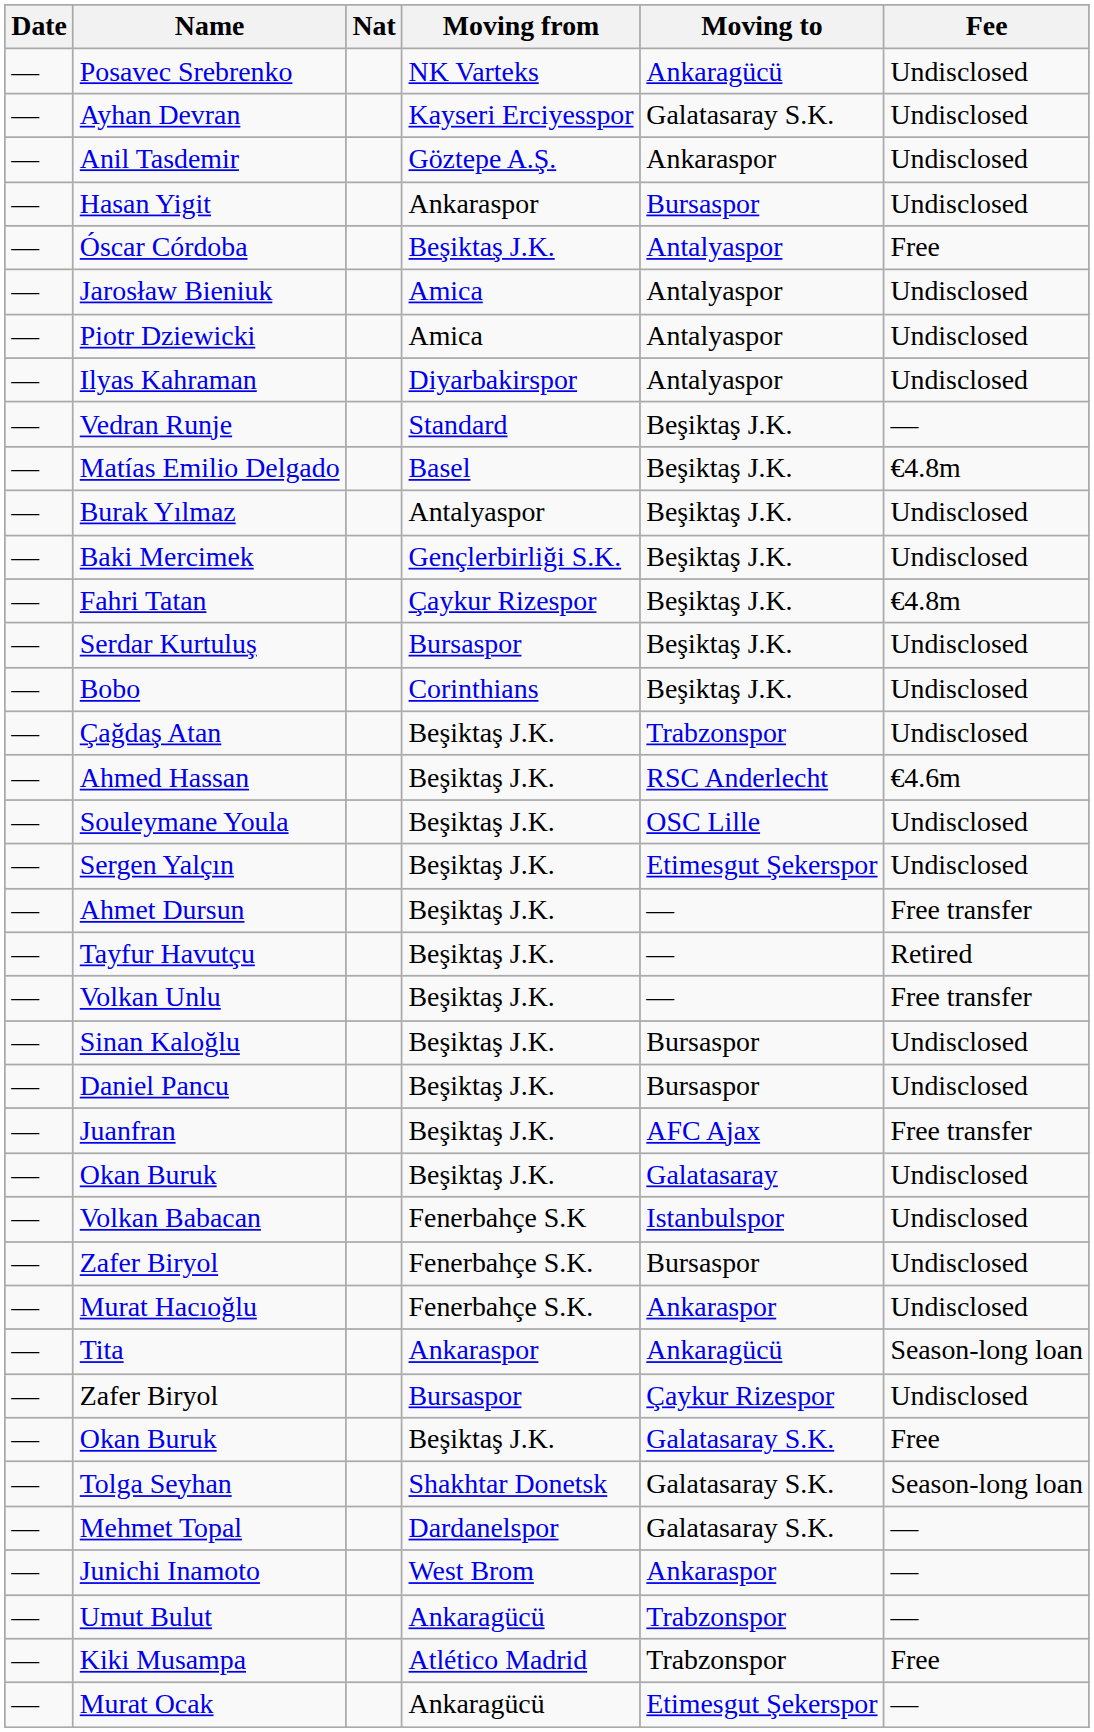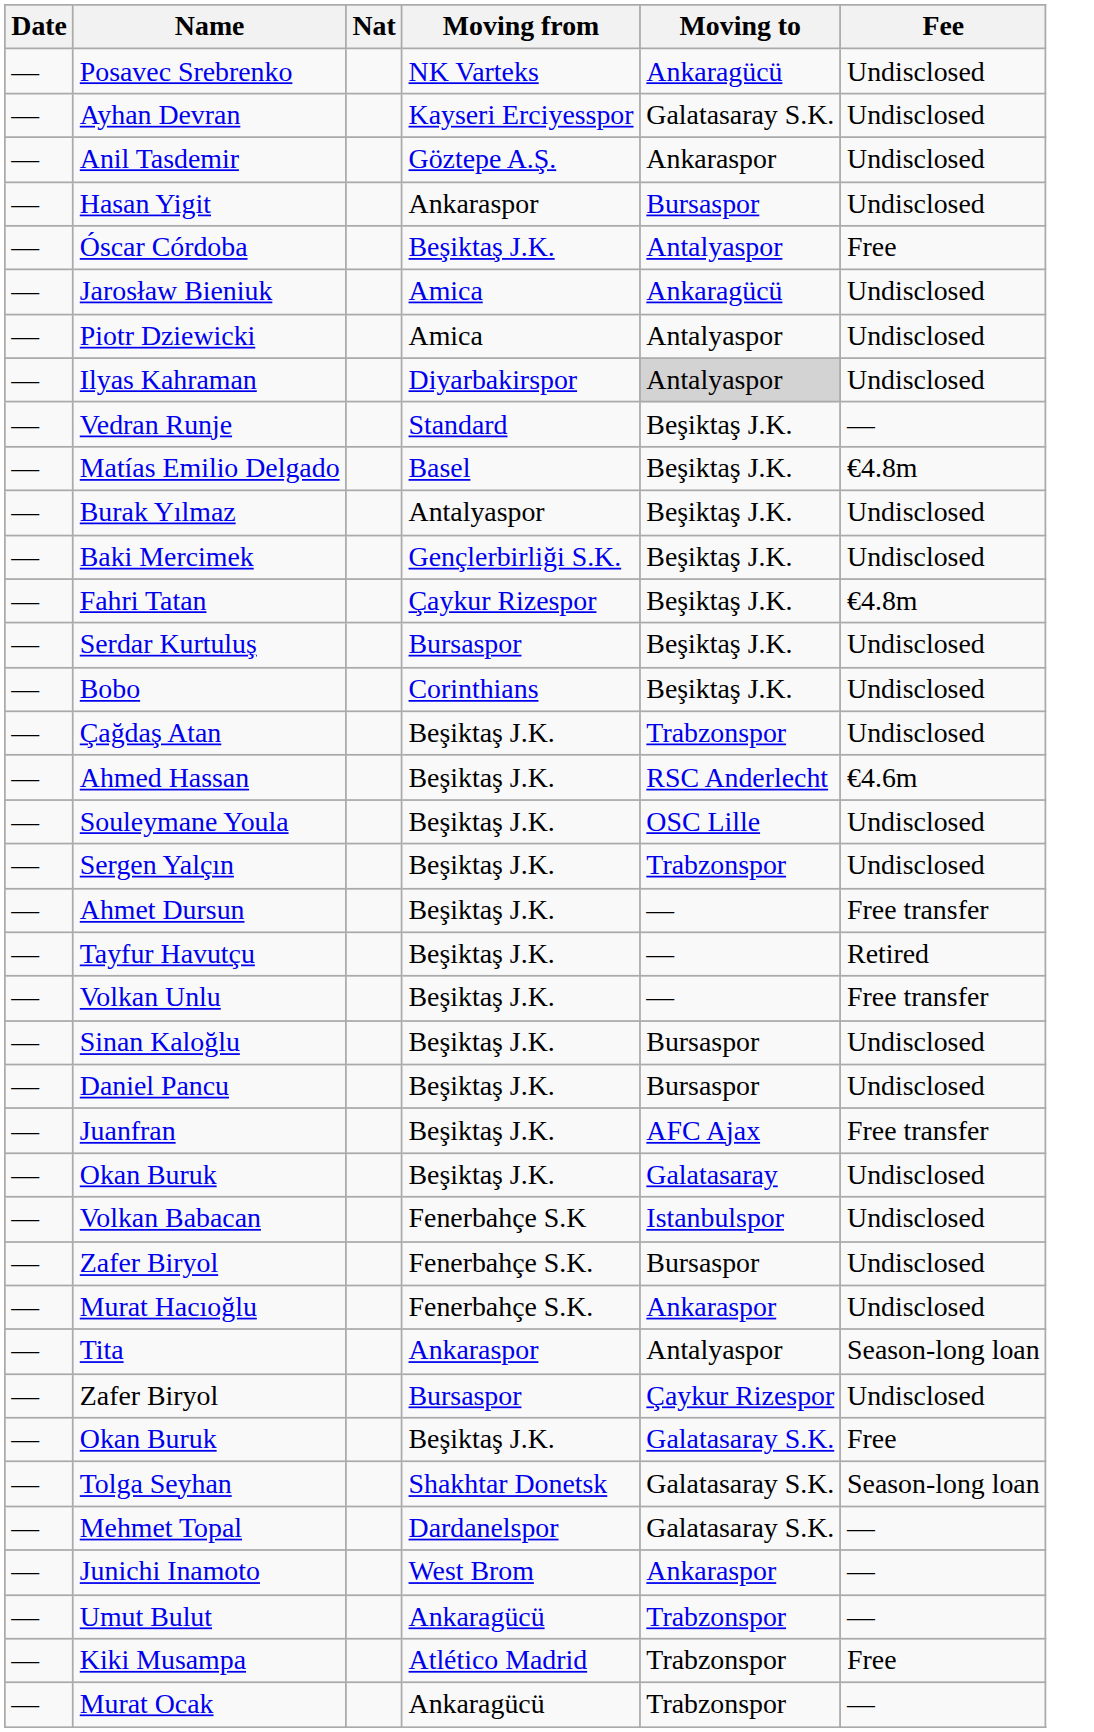(714, 291) Antalyaspor -> (714, 291) Ankaragücü
(714, 379) no background -> (714, 379) lightgrey background
(762, 865) Etimesgut Şekerspor -> (716, 865) Trabzonspor
(714, 1351) Ankaragücü -> (714, 1351) Antalyaspor
(762, 1704) Etimesgut Şekerspor -> (716, 1704) Trabzonspor
